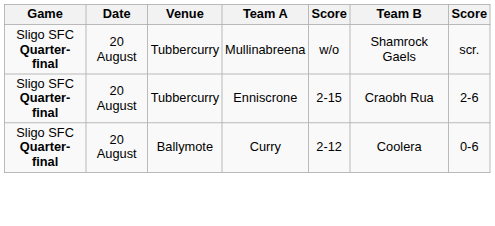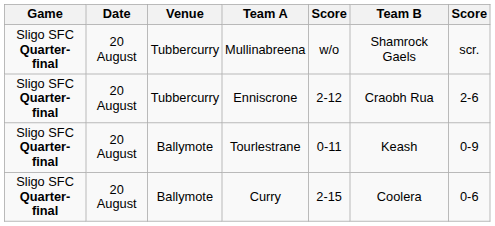(329, 98) 2-15 -> (329, 98) 2-12
+ row: (265, 147)
(329, 147) 2-12 -> (329, 196) 2-15
